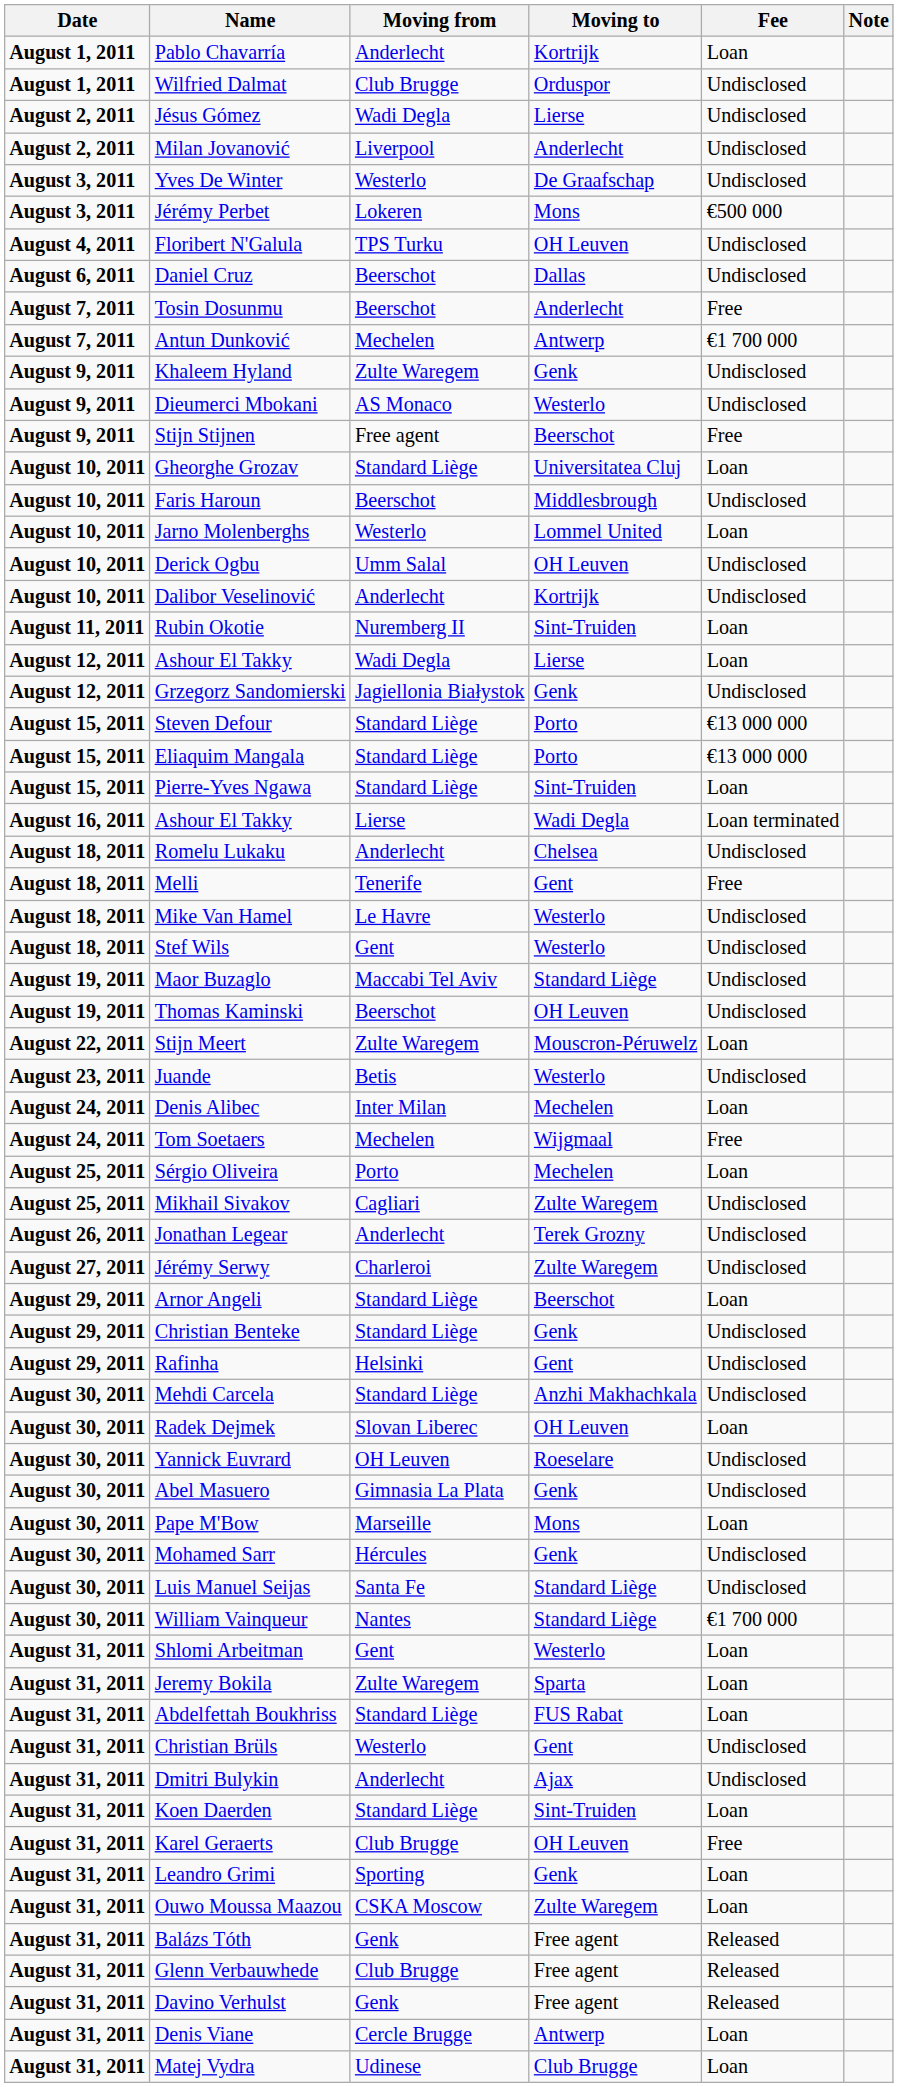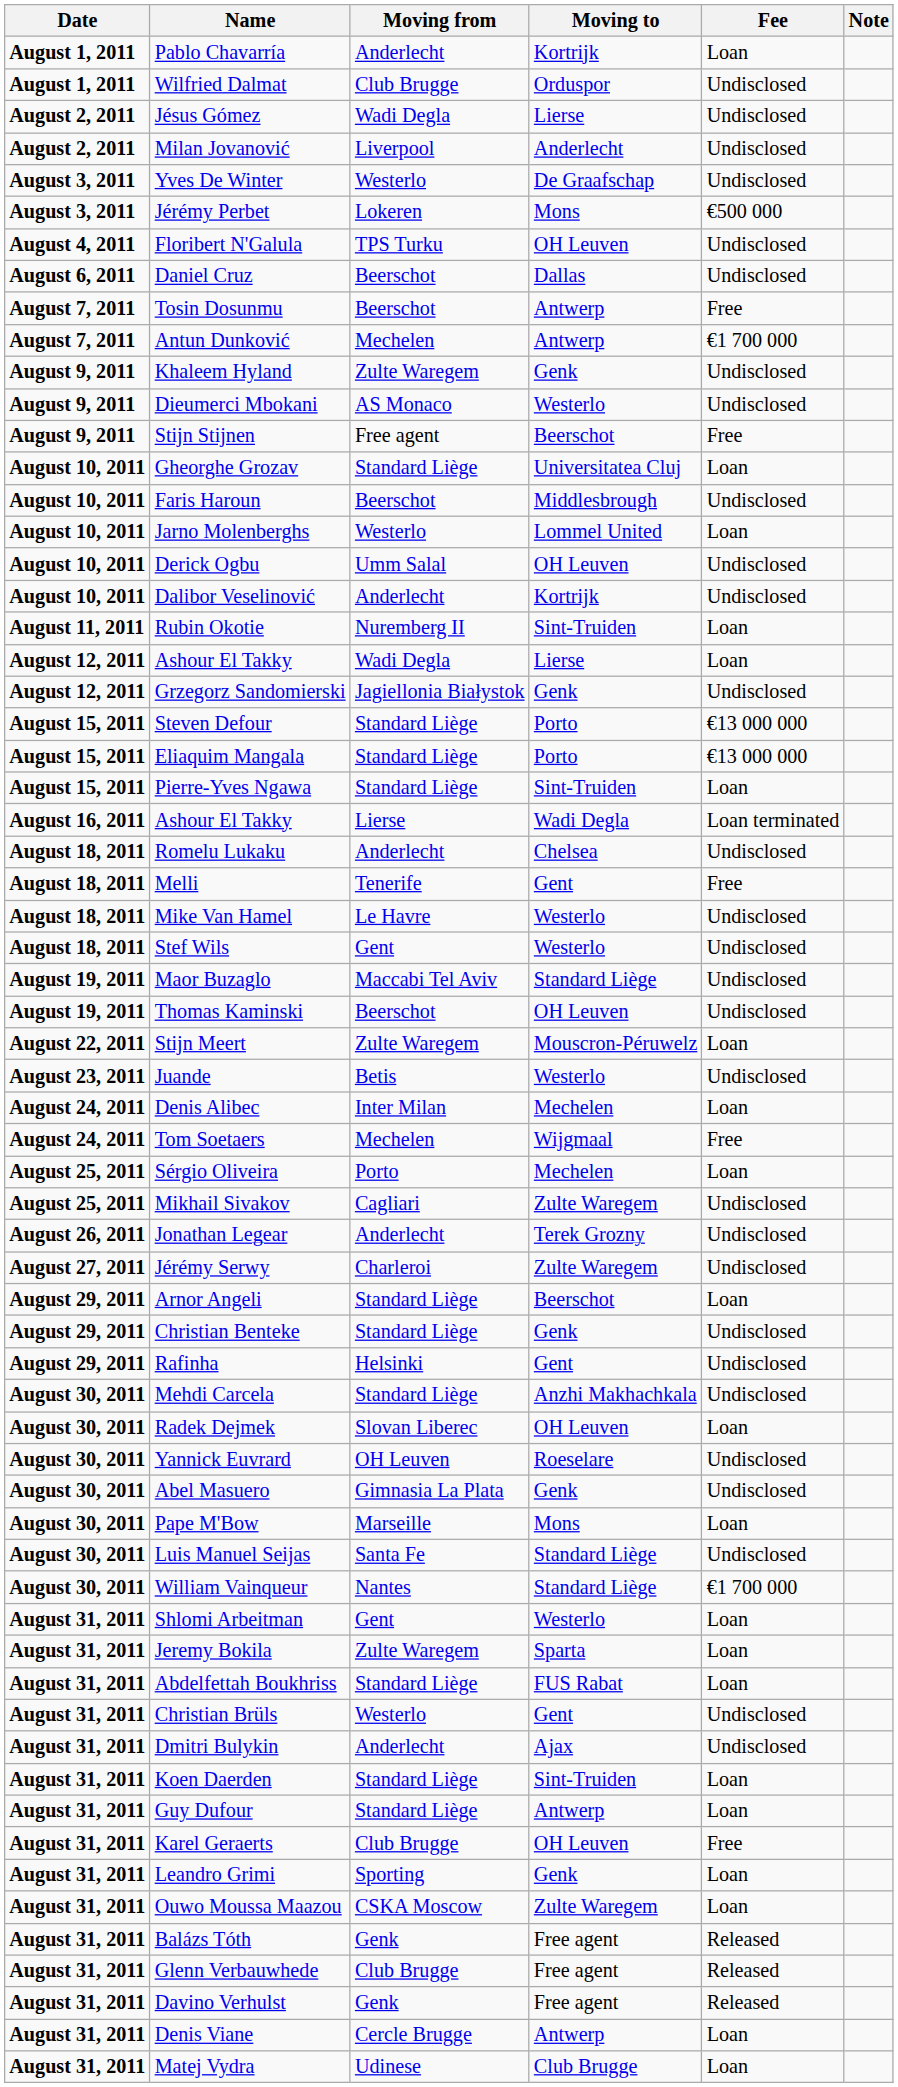(579, 308) Anderlecht -> (569, 308) Antwerp
- row: (215, 1555)
+ row: (204, 1810)
